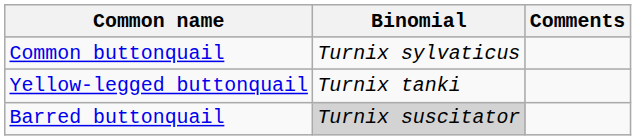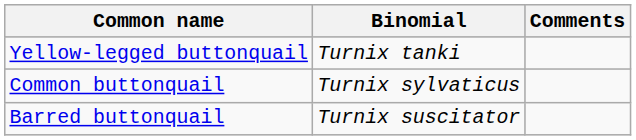rows swapped: (117, 53) <-> (159, 86)
(419, 118) lightgrey background -> (419, 118) no background
